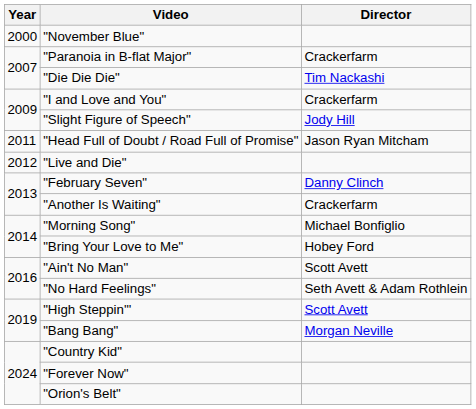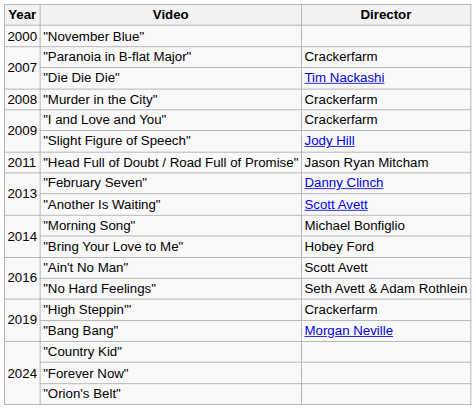+ row: (100, 99)
- row: (85, 162)
(341, 204) Crackerfarm -> (336, 204) Scott Avett
(336, 309) Scott Avett -> (341, 309) Crackerfarm
